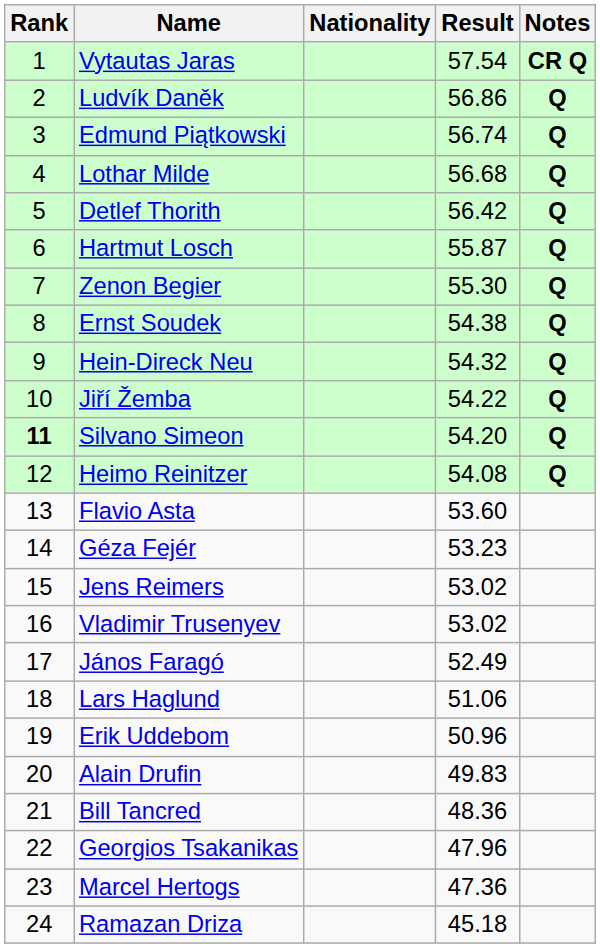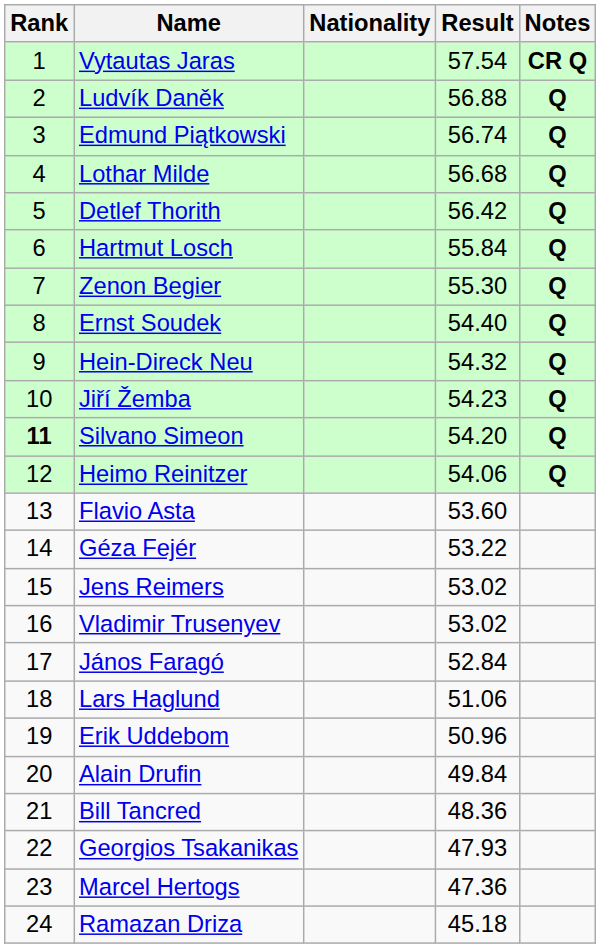(477, 98) 56.86 -> (477, 98) 56.88
(477, 248) 55.87 -> (477, 248) 55.84
(477, 323) 54.38 -> (477, 323) 54.40
(477, 398) 54.22 -> (477, 398) 54.23
(477, 473) 54.08 -> (477, 473) 54.06
(477, 549) 53.23 -> (477, 549) 53.22
(477, 661) 52.49 -> (477, 661) 52.84
(477, 774) 49.83 -> (477, 774) 49.84
(477, 849) 47.96 -> (477, 849) 47.93
